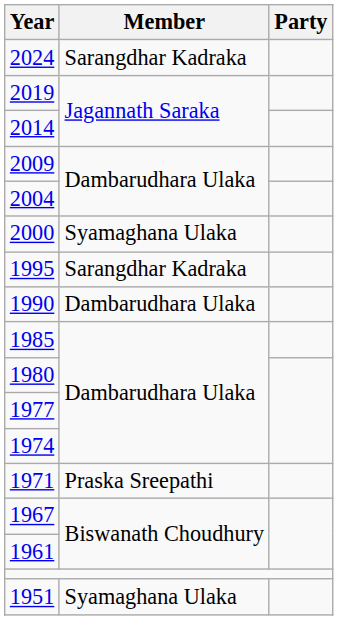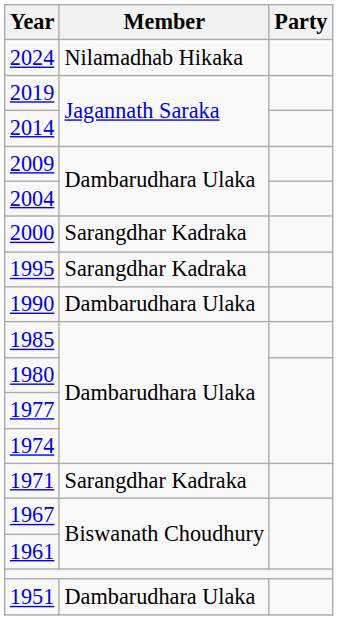(156, 57) Sarangdhar Kadraka -> (154, 57) Nilamadhab Hikaka
(151, 233) Syamaghana Ulaka -> (156, 233) Sarangdhar Kadraka
(139, 480) Praska Sreepathi -> (156, 480) Sarangdhar Kadraka
(151, 596) Syamaghana Ulaka -> (160, 596) Dambarudhara Ulaka
